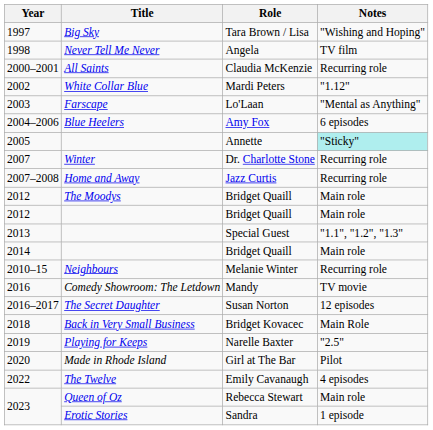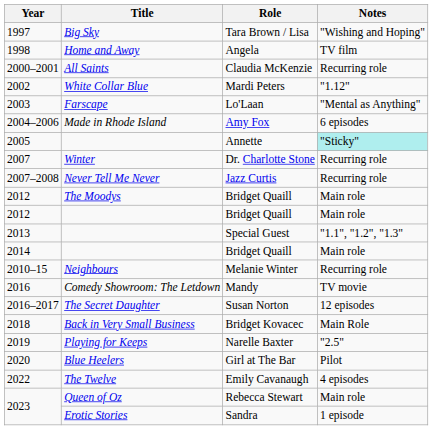(112, 50) Never Tell Me Never -> (102, 50) Home and Away
(94, 123) Blue Heelers -> (115, 123) Made in Rhode Island
(102, 178) Home and Away -> (112, 178) Never Tell Me Never
(115, 360) Made in Rhode Island -> (94, 360) Blue Heelers
